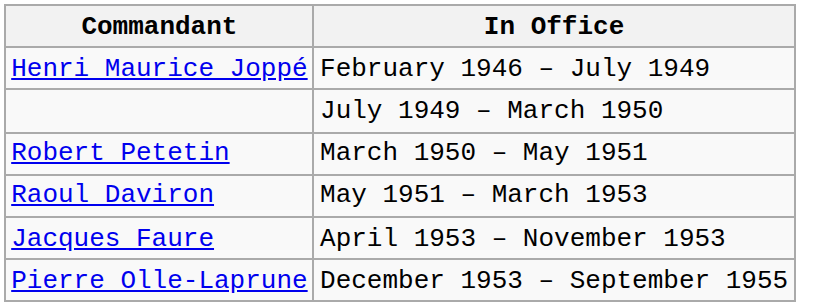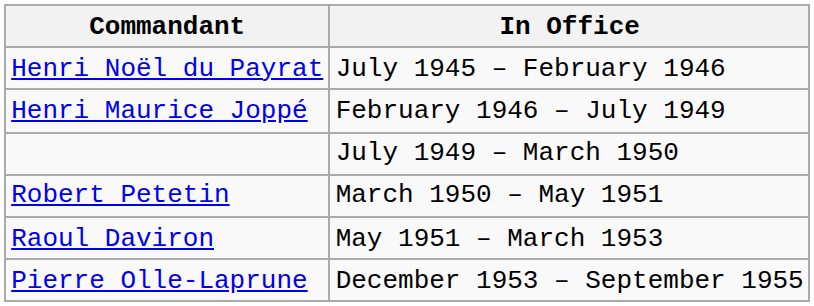+ row: (167, 69)
- row: (113, 238)
